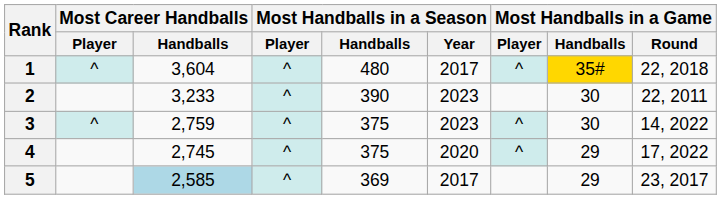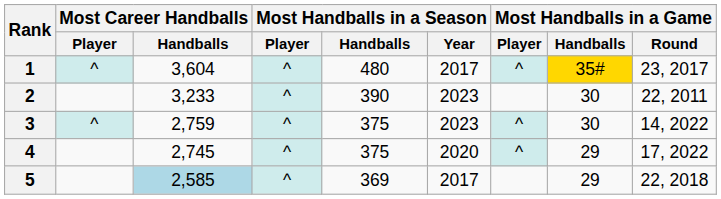(674, 69) 22, 2018 -> (674, 69) 23, 2017
(674, 179) 23, 2017 -> (674, 179) 22, 2018
